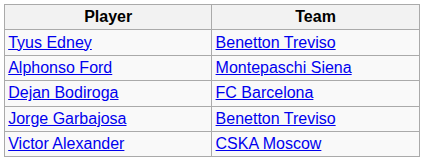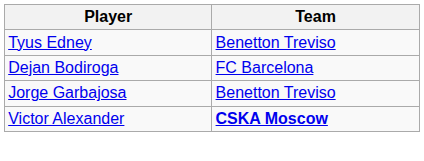- row: (60, 67)
(268, 144) normal -> (272, 118) bold
